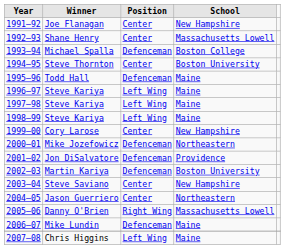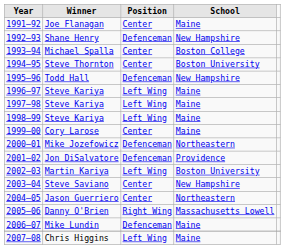(208, 24) New Hampshire -> (188, 24) Maine
(137, 38) Center -> (147, 38) Defenceman
(225, 38) Massachusetts Lowell -> (208, 38) New Hampshire
(147, 51) Defenceman -> (137, 51) Center
(188, 78) Maine -> (208, 78) New Hampshire
(208, 131) New Hampshire -> (188, 131) Maine
(147, 171) Defenceman -> (145, 171) Left Wing
